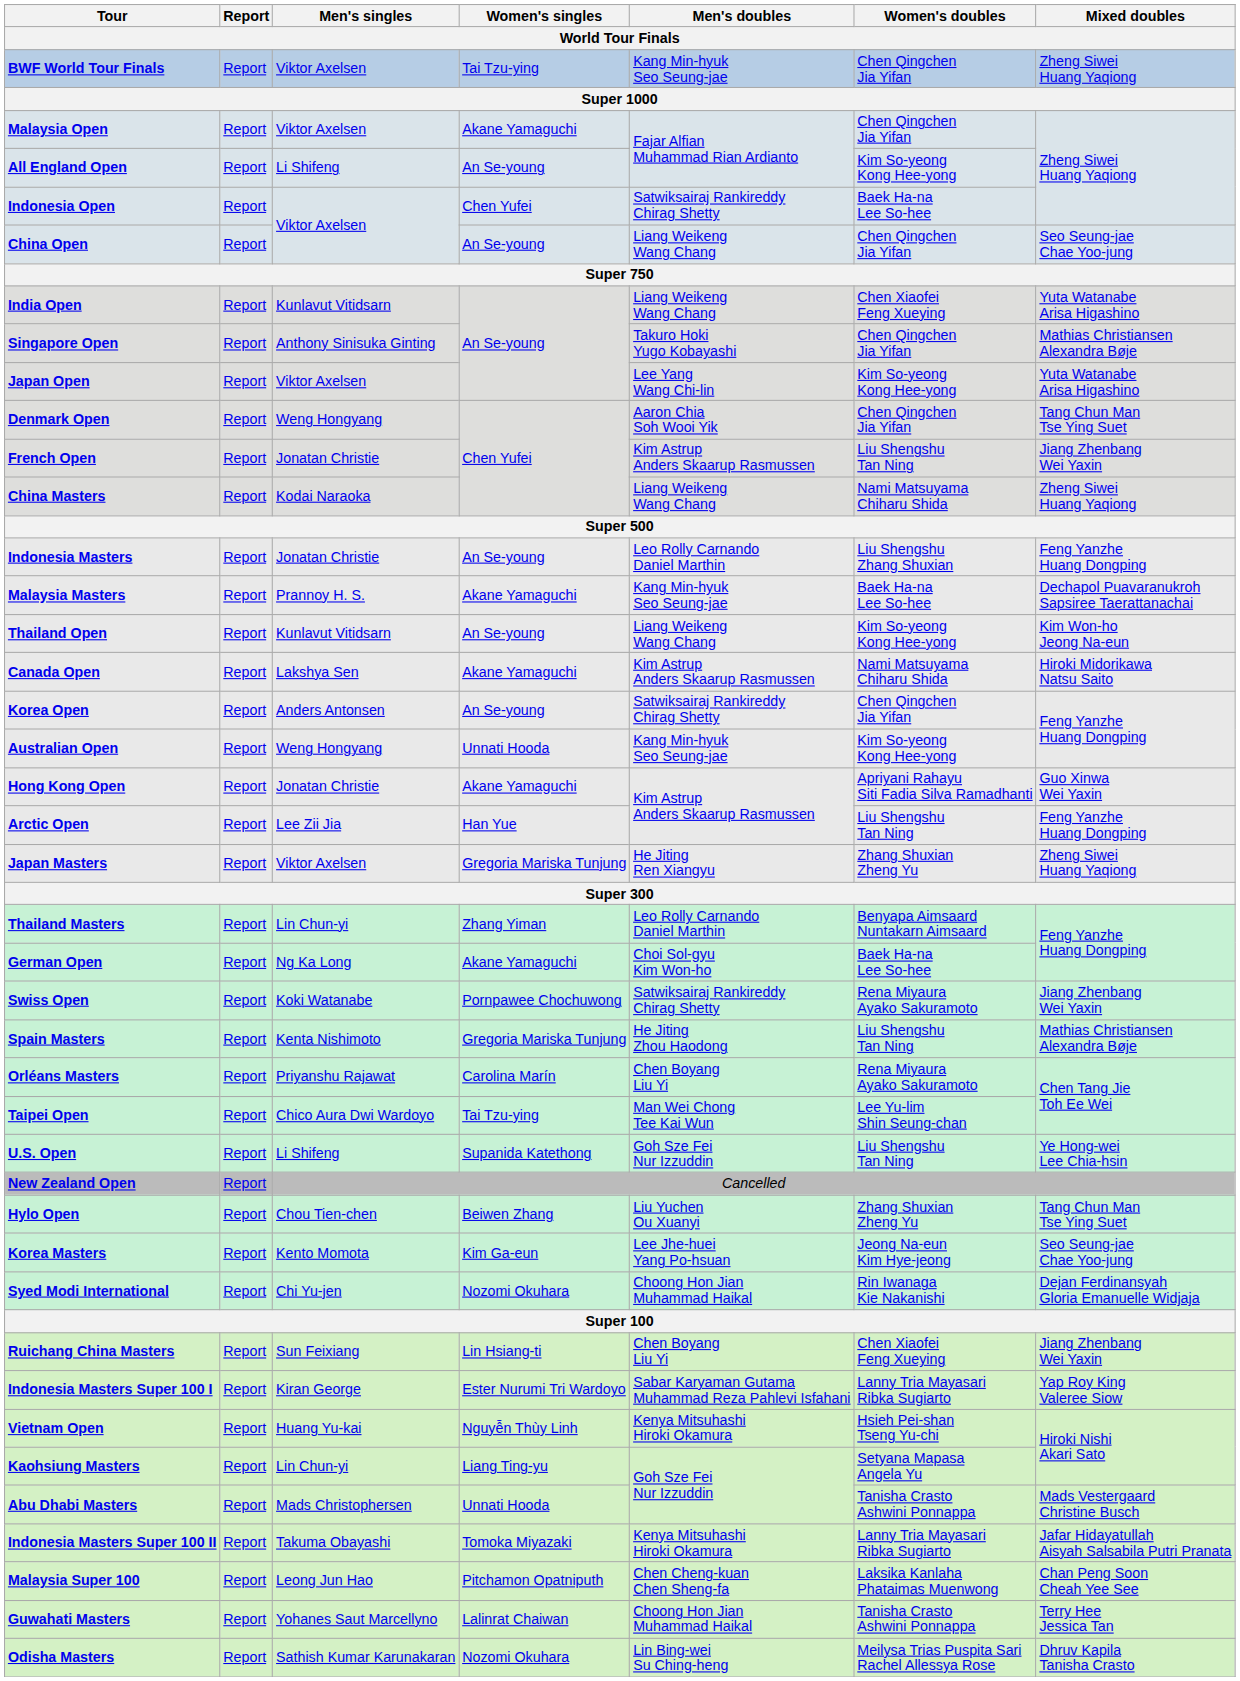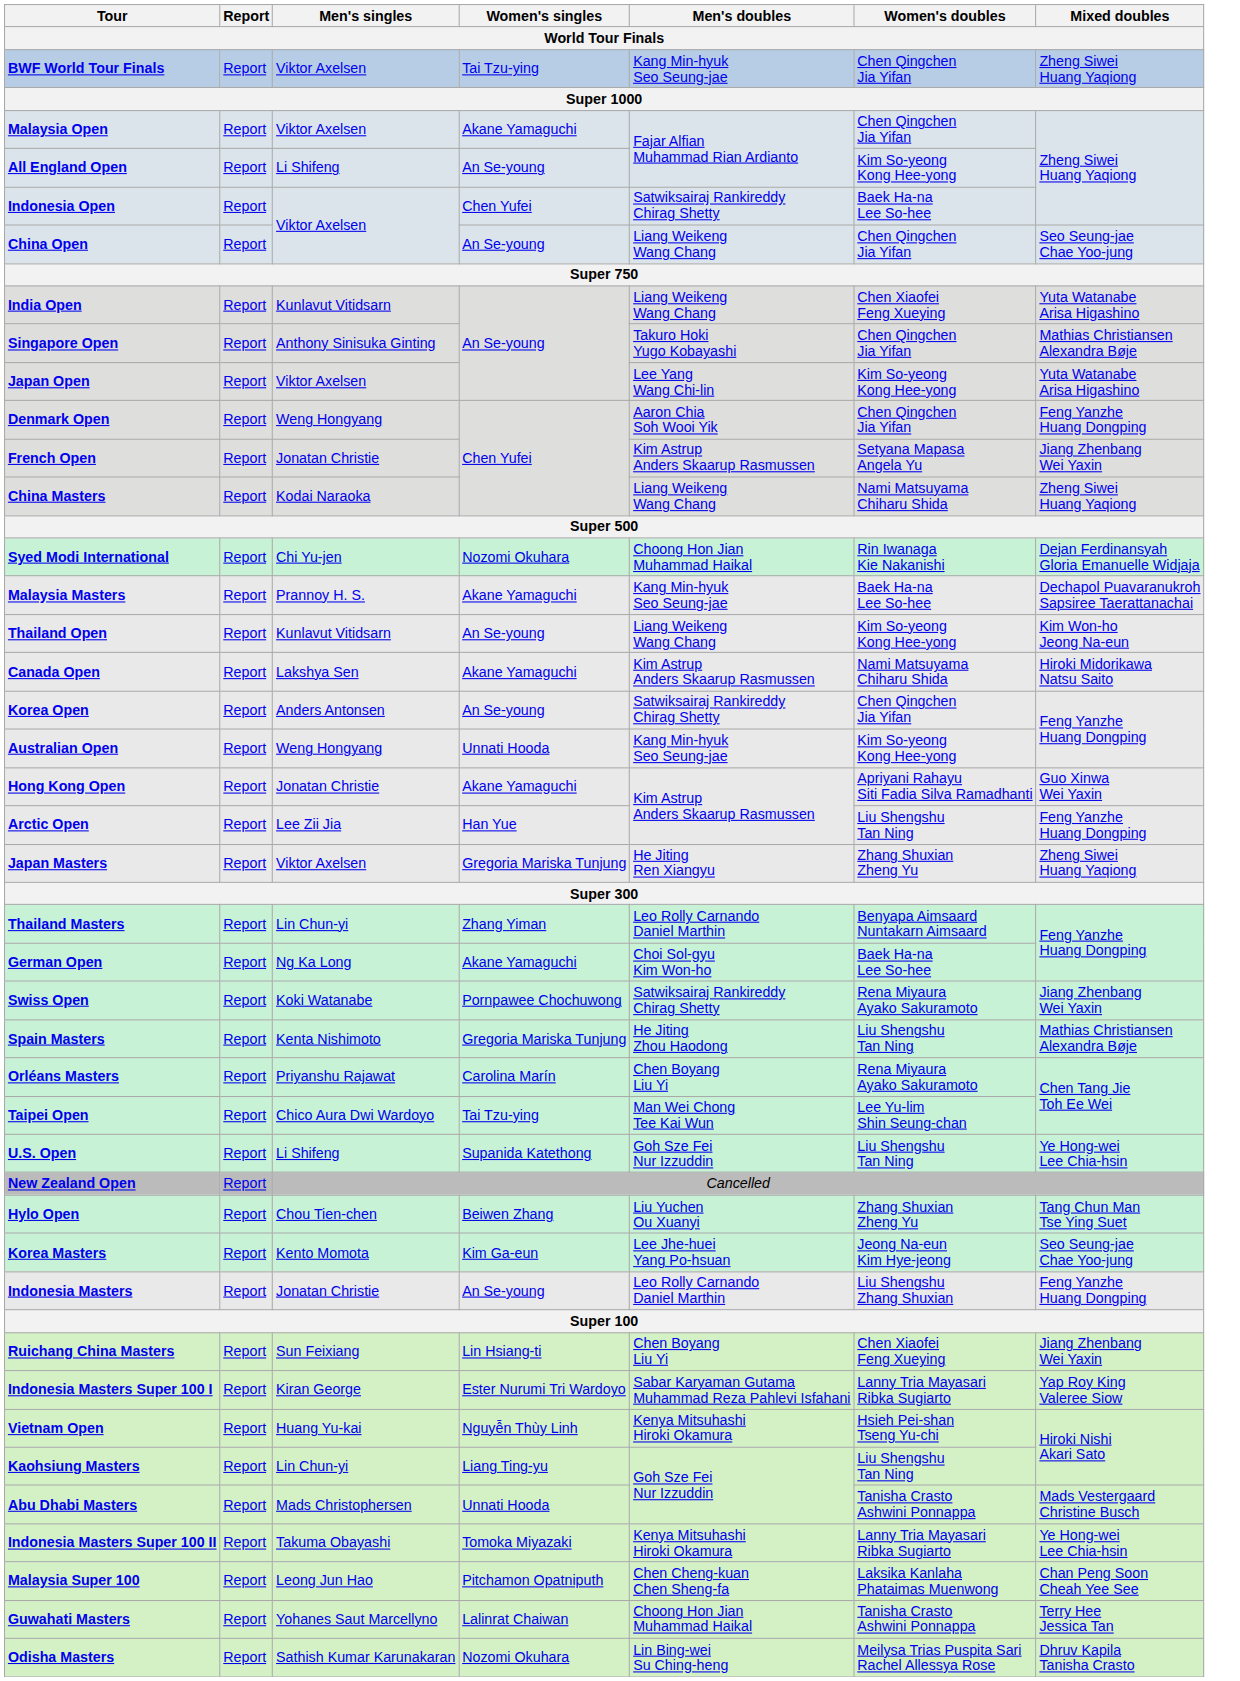(1090, 419) Tang Chun Man Tse Ying Suet -> (1093, 419) Feng Yanzhe Huang Dongping
(901, 458) Liu Shengshu Tan Ning -> (911, 458) Setyana Mapasa Angela Yu
rows swapped: (70, 557) <-> (88, 1290)
(911, 1466) Setyana Mapasa Angela Yu -> (901, 1466) Liu Shengshu Tan Ning
(1135, 1542) Jafar Hidayatullah Aisyah Salsabila Putri Pranata -> (1083, 1542) Ye Hong-wei Lee Chia-hsin
